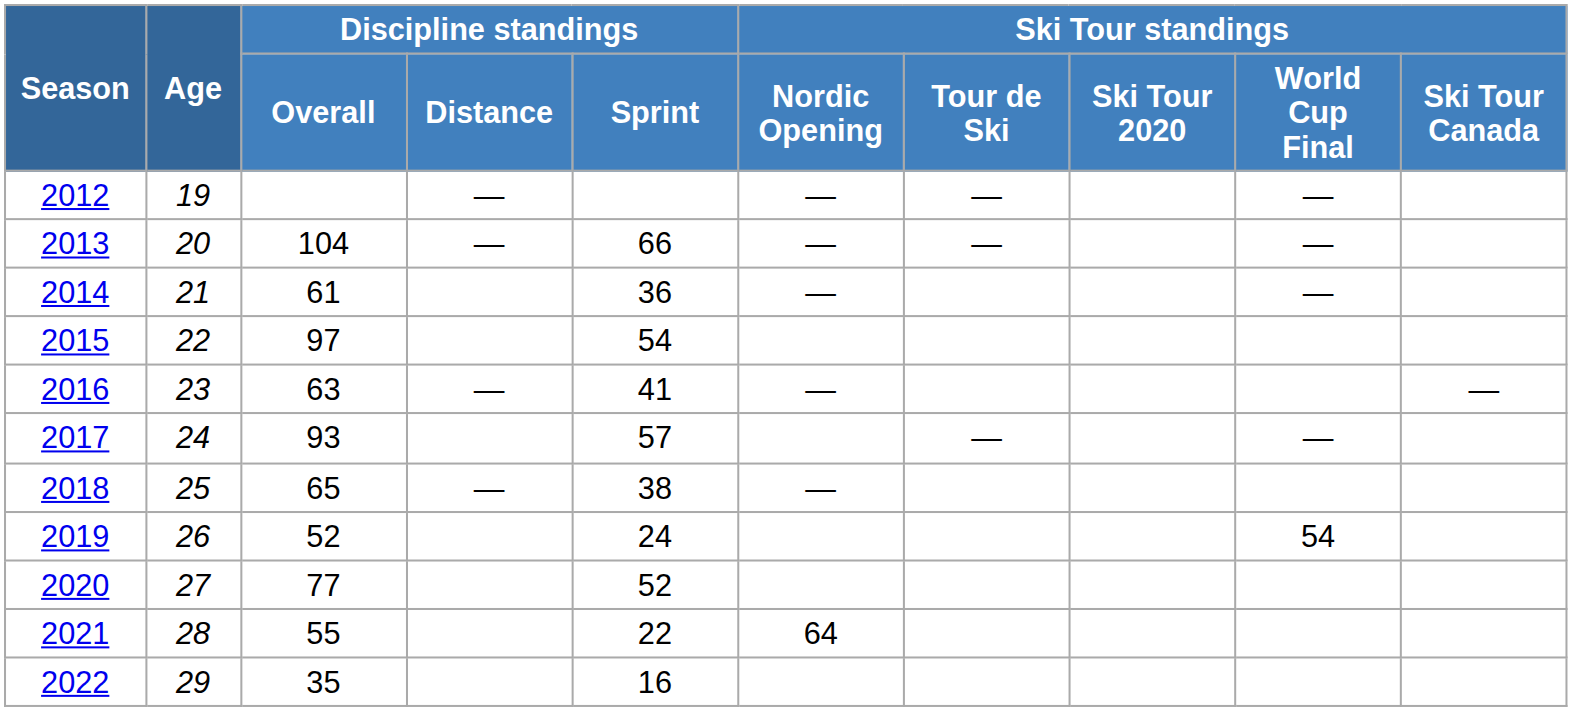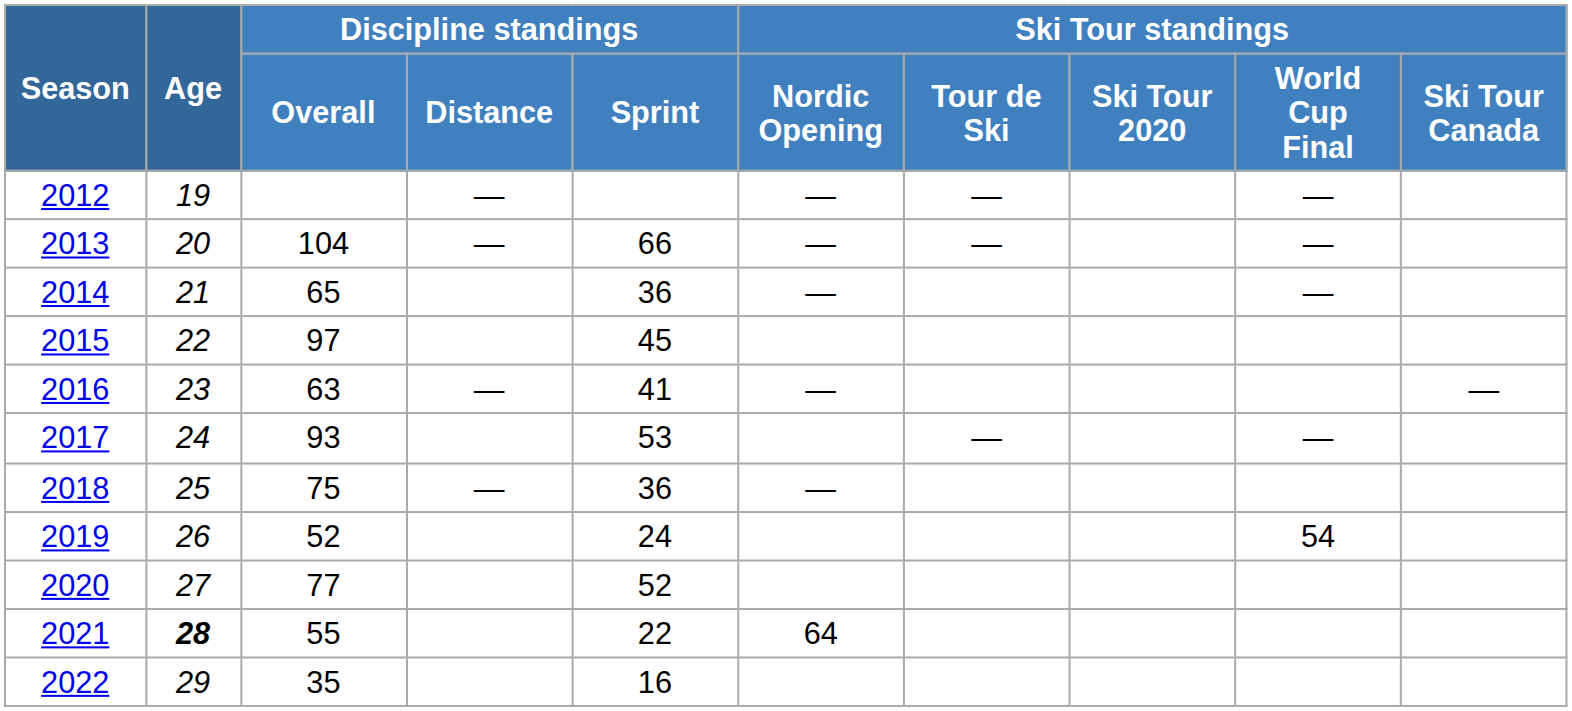(323, 293) 61 -> (323, 293) 65
(655, 341) 54 -> (655, 341) 45
(655, 438) 57 -> (655, 438) 53
(323, 487) 65 -> (323, 487) 75
(655, 487) 38 -> (655, 487) 36
(193, 633) normal -> (193, 633) bold
